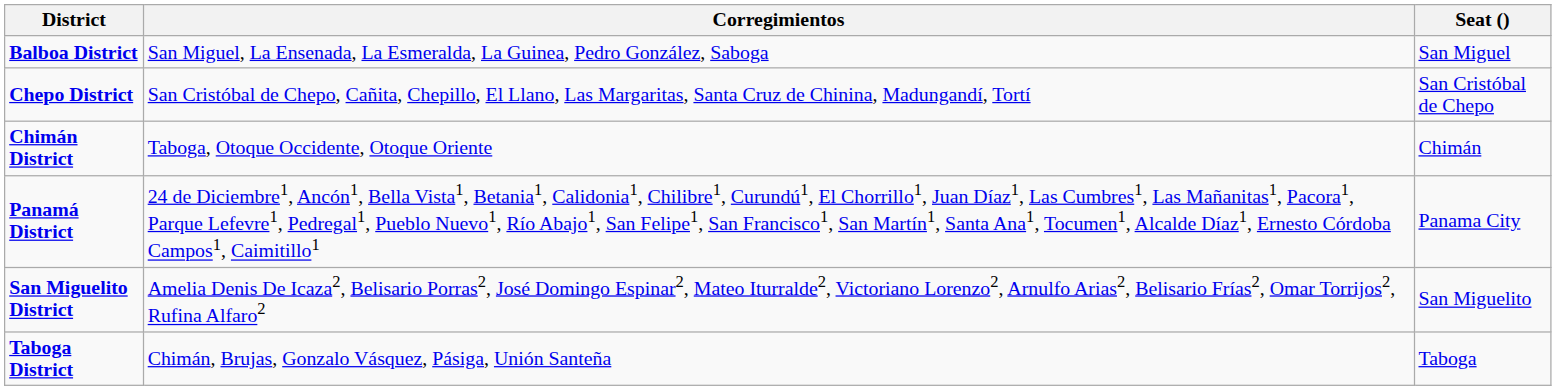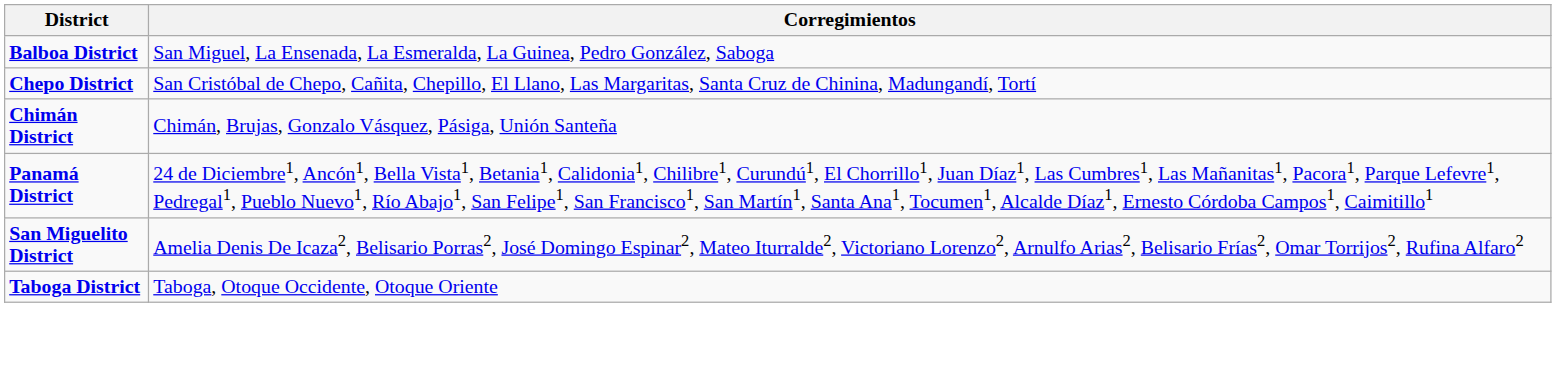- column: (1482, 20)
(320, 148) Taboga, Otoque Occidente, Otoque Oriente -> (385, 125) Chimán, Brujas, Gonzalo Vásquez, Pásiga, Unión Santeña
(380, 358) Chimán, Brujas, Gonzalo Vásquez, Pásiga, Unión Santeña -> (326, 286) Taboga, Otoque Occidente, Otoque Oriente
